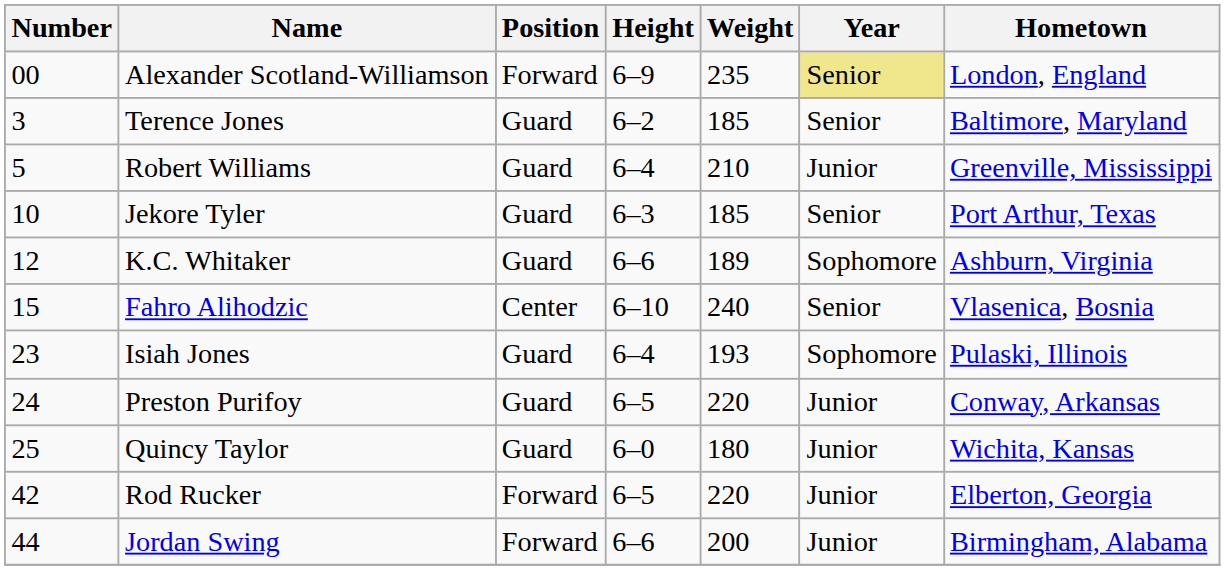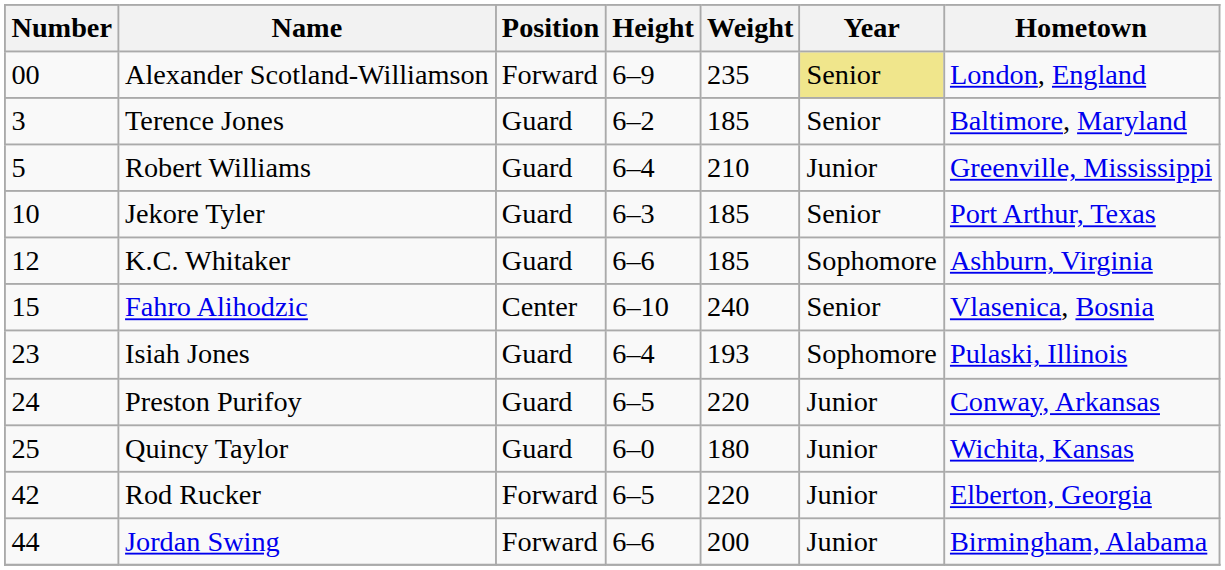(728, 261) 189 -> (728, 261) 185
